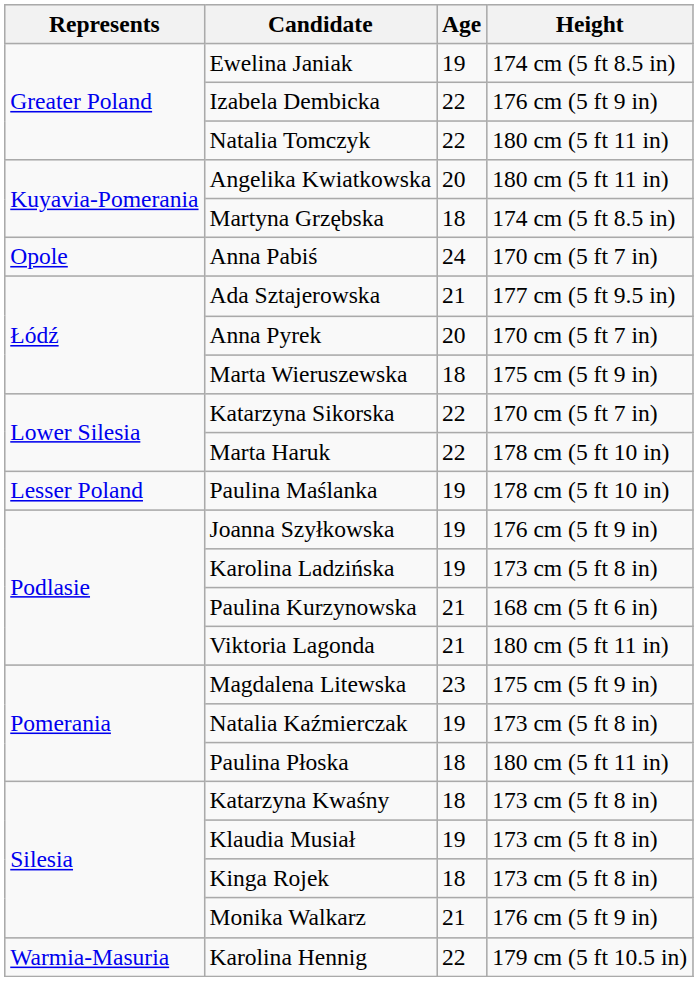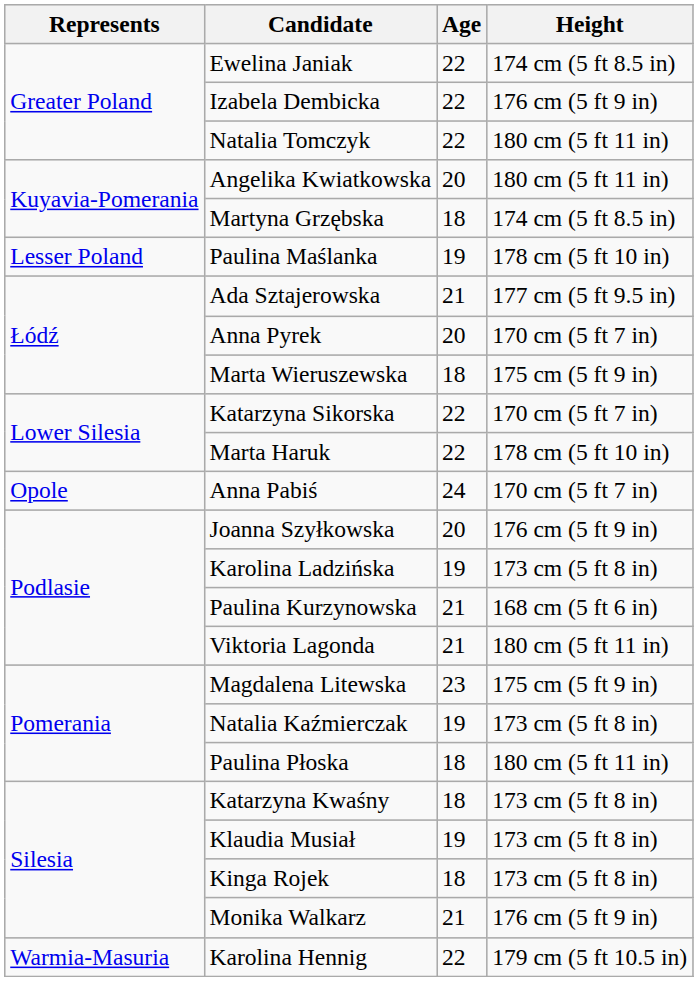(454, 62) 19 -> (454, 62) 22
rows swapped: (293, 490) <-> (263, 257)
(454, 529) 19 -> (454, 529) 20
